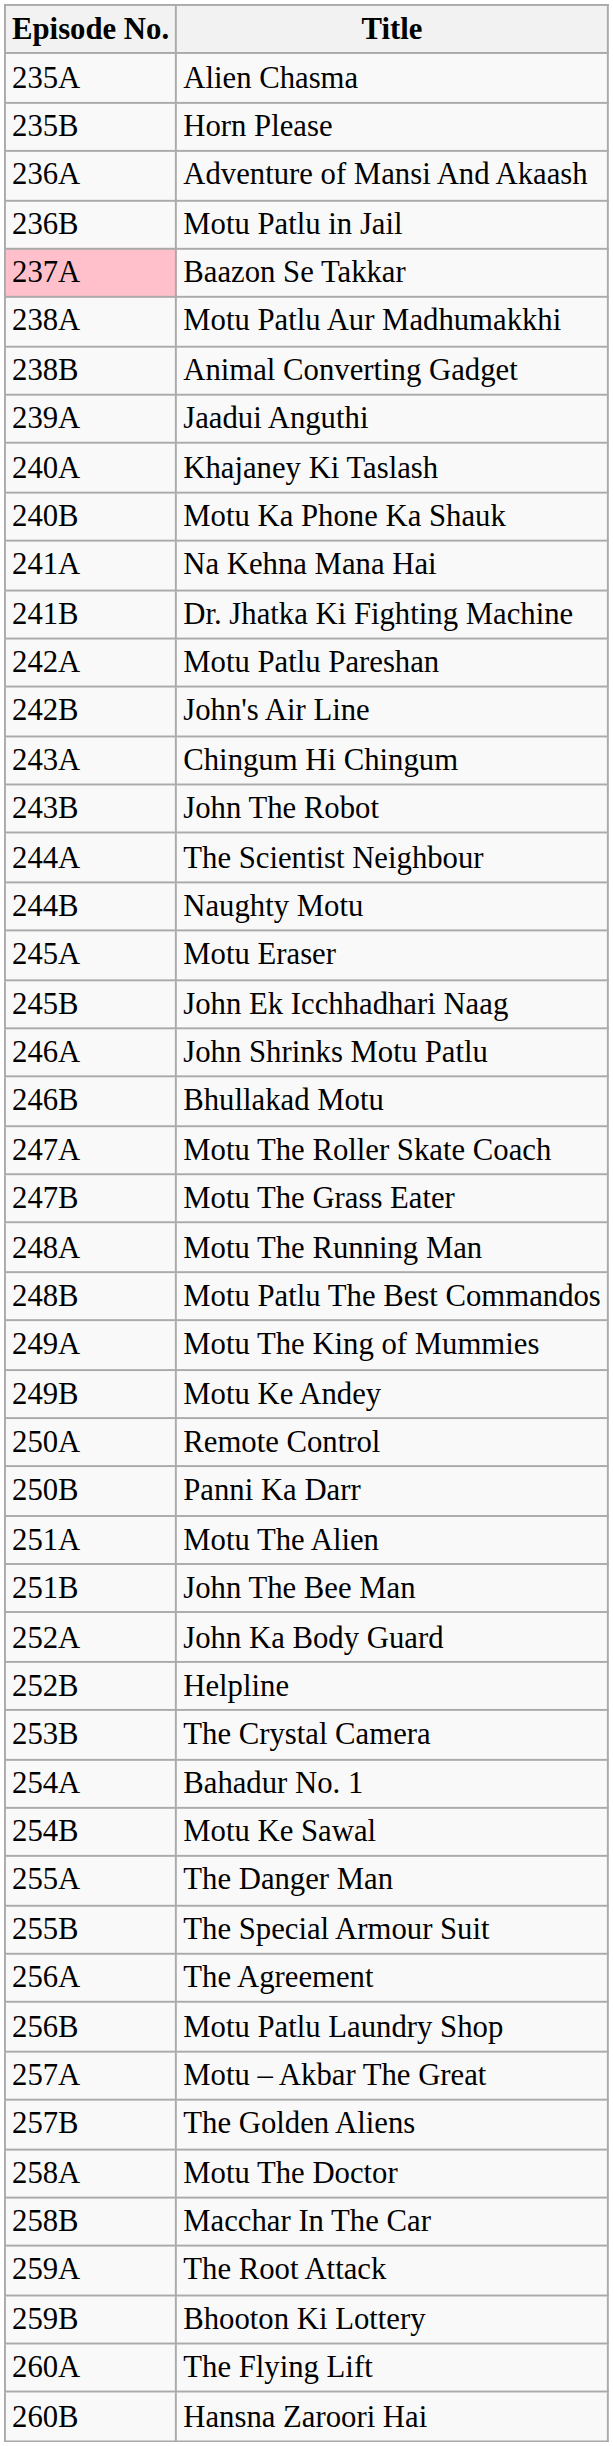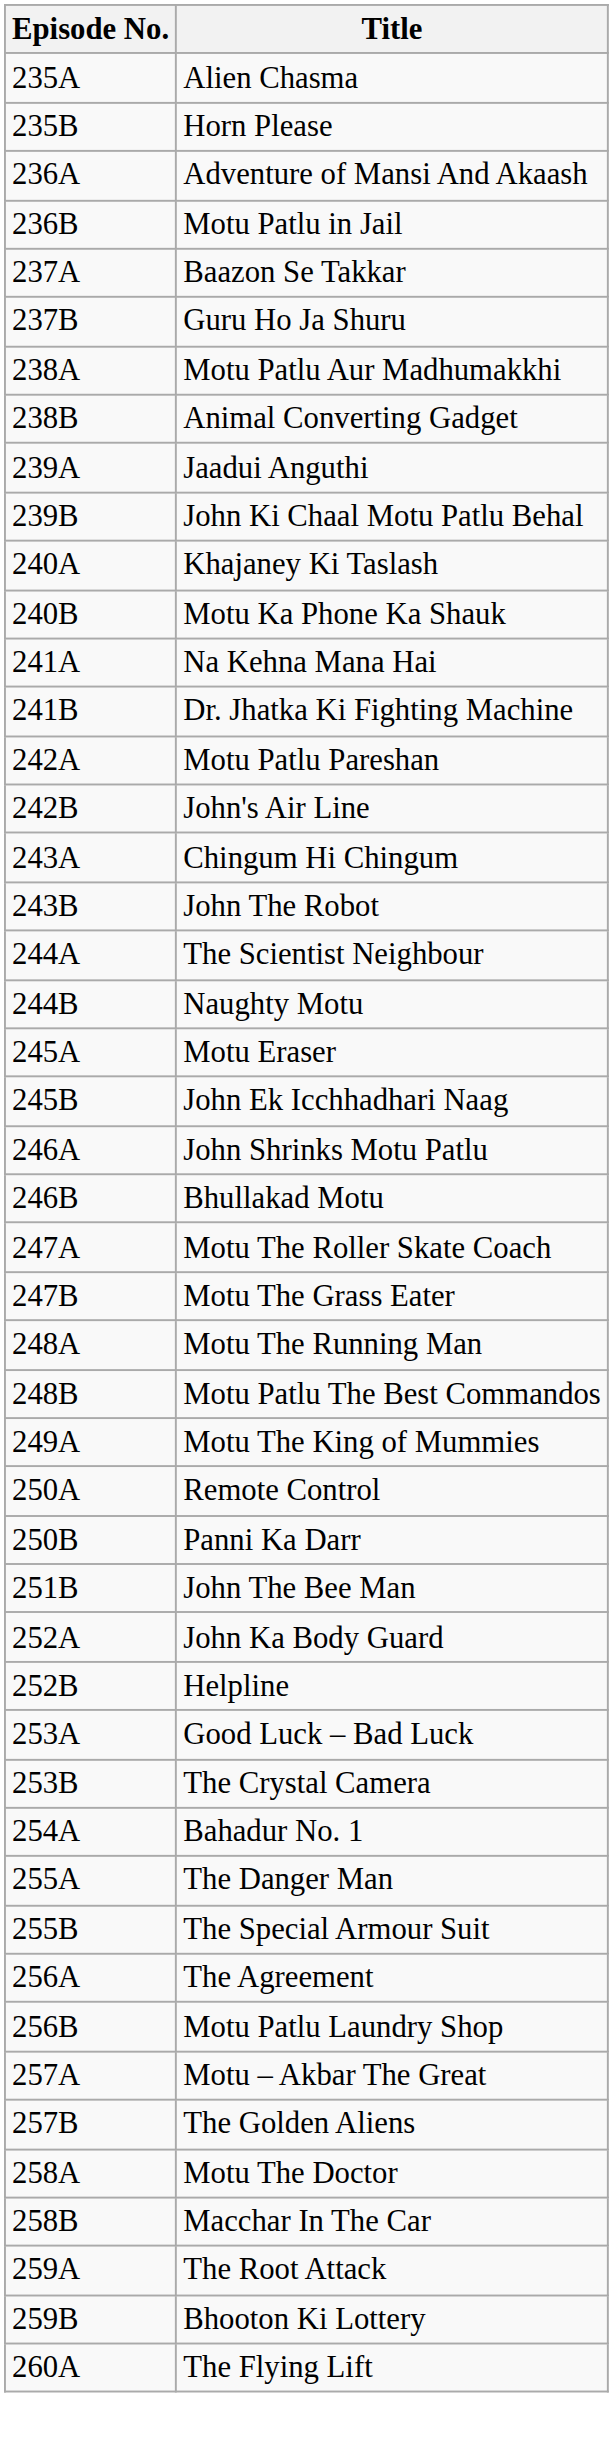(46, 272) pink background -> (46, 272) no background
+ row: (295, 321)
+ row: (383, 516)
- row: (282, 1393)
- row: (281, 1539)
+ row: (328, 1734)
- row: (280, 1831)
- row: (305, 2416)
